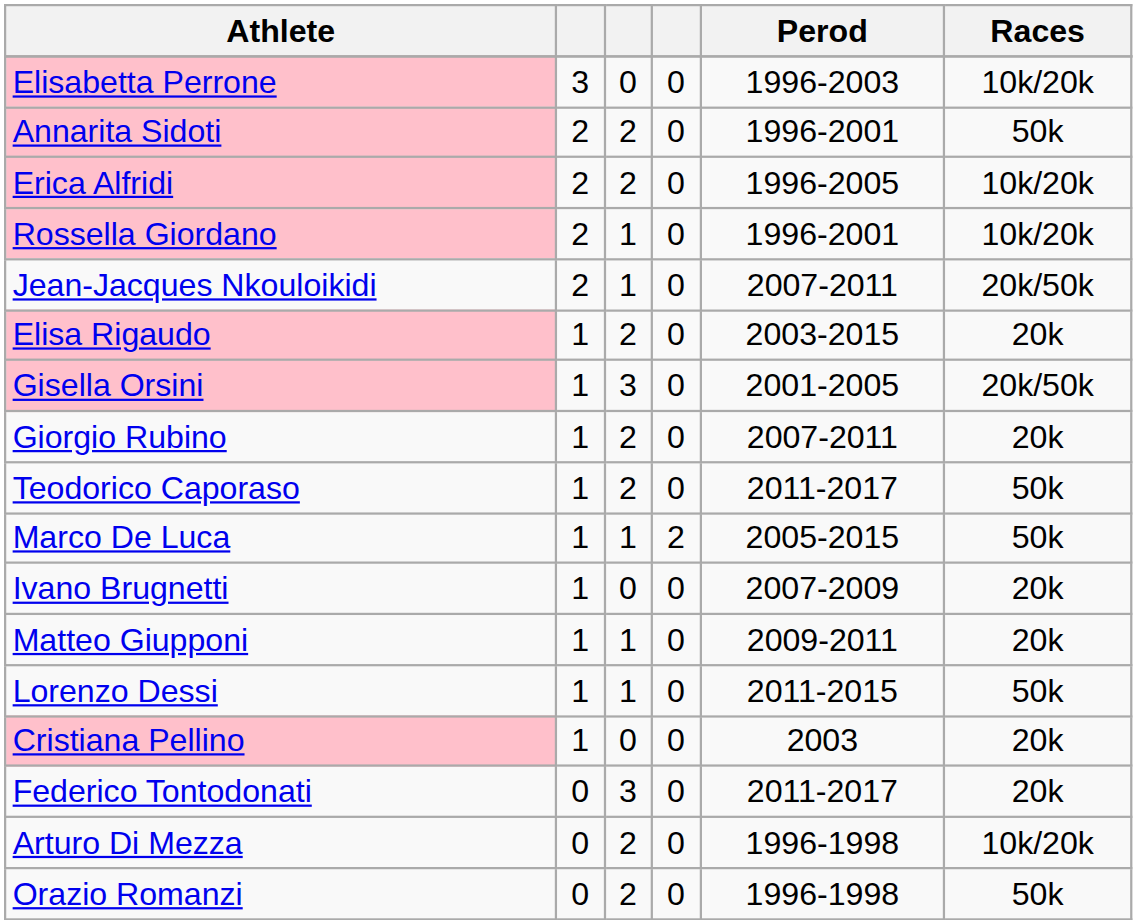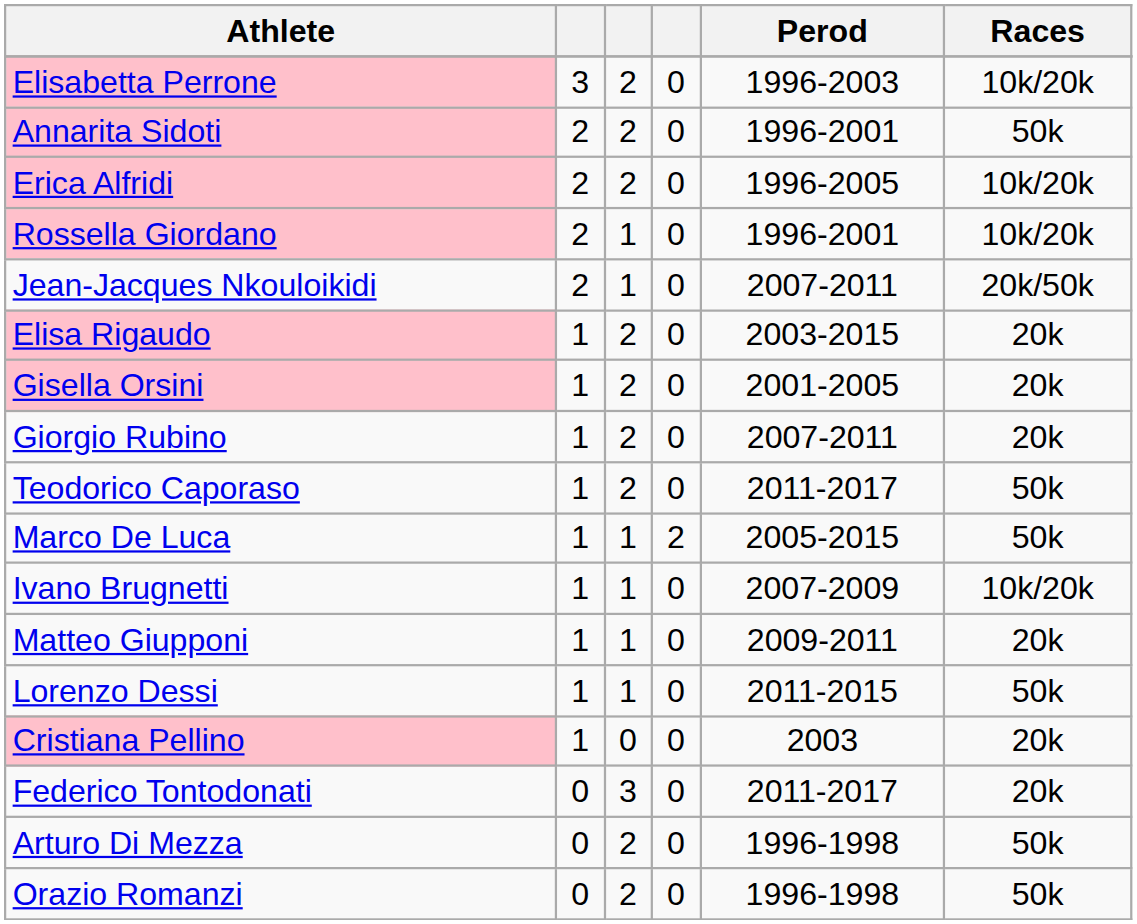(628, 82) 0 -> (628, 82) 2
(628, 386) 3 -> (628, 386) 2
(1038, 386) 20k/50k -> (1038, 386) 20k
(628, 589) 0 -> (628, 589) 1
(1038, 589) 20k -> (1038, 589) 10k/20k
(1038, 843) 10k/20k -> (1038, 843) 50k
